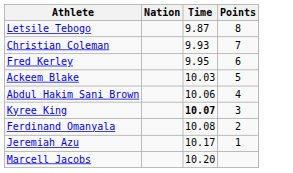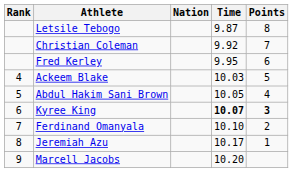+ column: (19, 13)
(197, 45) 9.93 -> (226, 45) 9.92
(200, 94) 10.06 -> (229, 94) 10.05
(238, 110) normal -> (267, 110) bold
(200, 127) 10.08 -> (229, 127) 10.10
